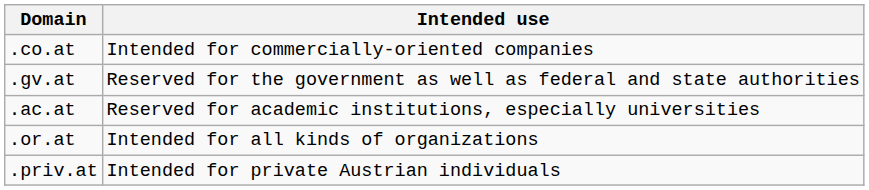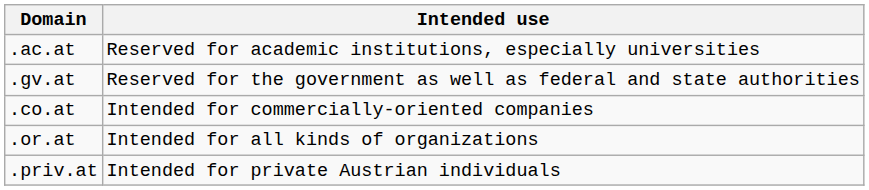rows swapped: (42, 110) <-> (42, 50)
